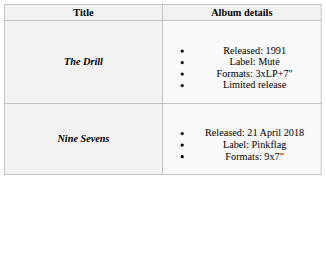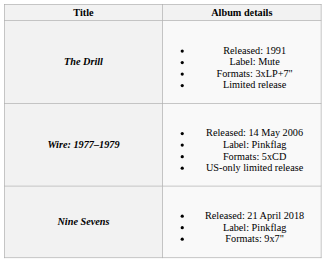+ row: (83, 144)
